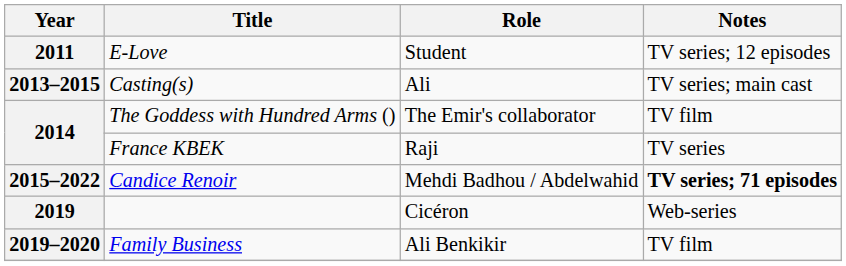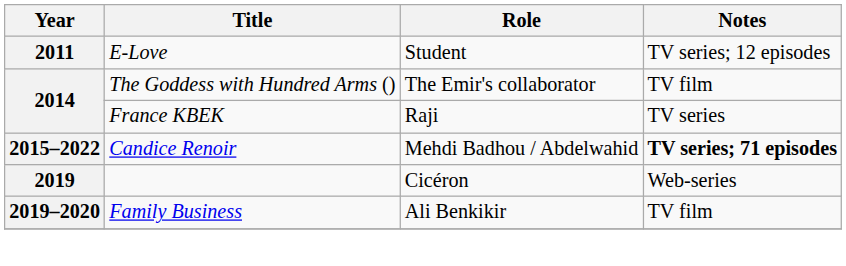- row: (151, 84)
